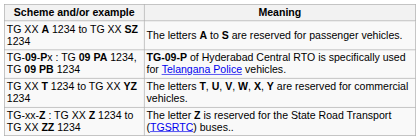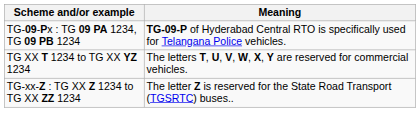- row: (72, 35)
